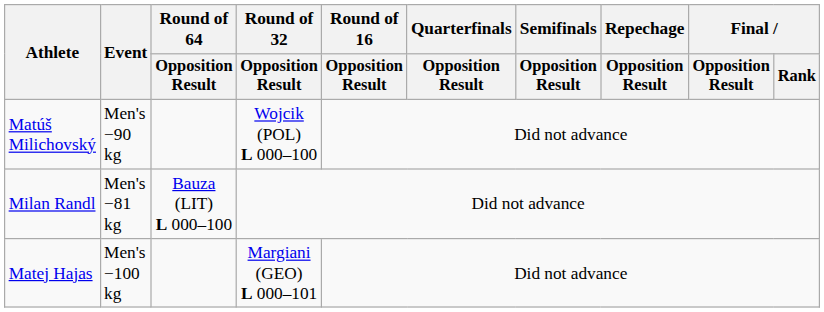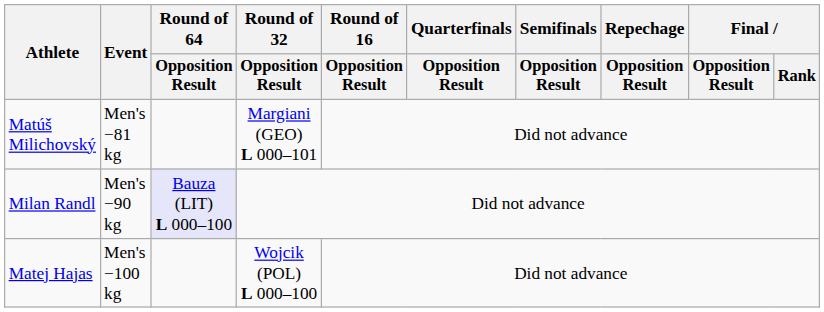(125, 134) Men's −90 kg -> (125, 134) Men's −81 kg
(279, 134) Wojcik (POL) L 000–100 -> (279, 134) Margiani (GEO) L 000–101
(125, 203) Men's −81 kg -> (125, 203) Men's −90 kg
(194, 203) no background -> (194, 203) lavender background
(279, 273) Margiani (GEO) L 000–101 -> (279, 273) Wojcik (POL) L 000–100
